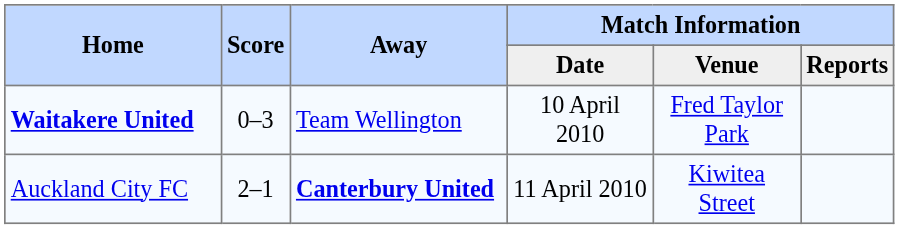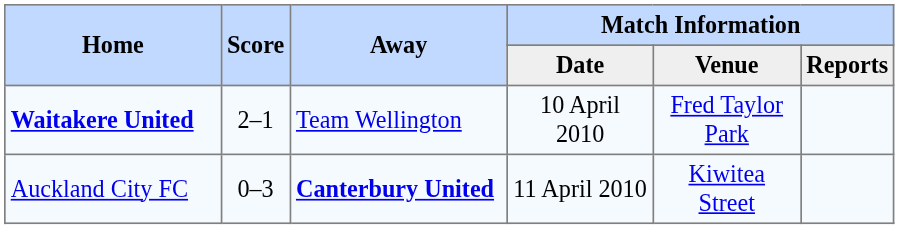(256, 119) 0–3 -> (256, 119) 2–1
(256, 188) 2–1 -> (256, 188) 0–3
